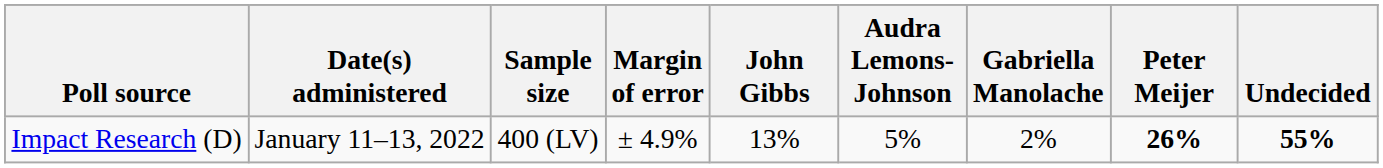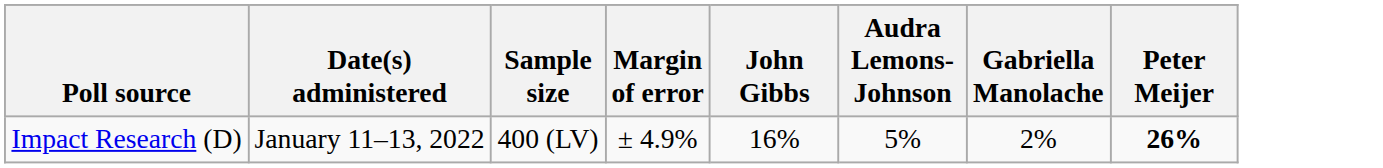- column: (1308, 92)
(774, 138) 13% -> (774, 138) 16%
